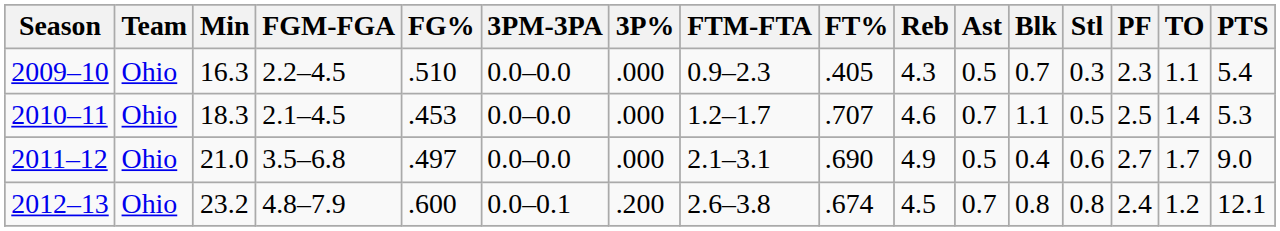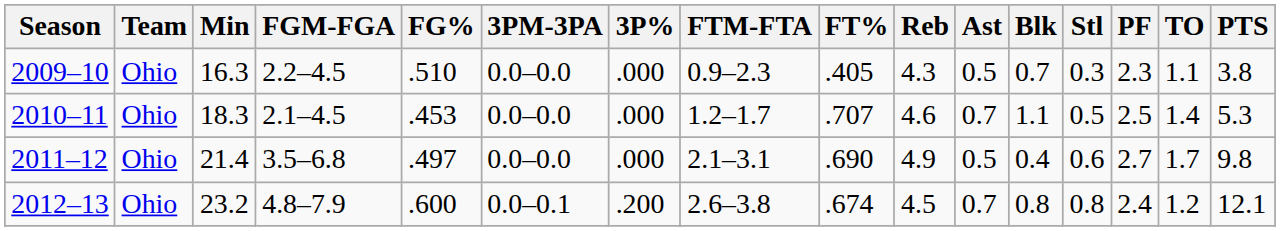(1235, 70) 5.4 -> (1235, 70) 3.8
(224, 159) 21.0 -> (224, 159) 21.4
(1235, 159) 9.0 -> (1235, 159) 9.8
